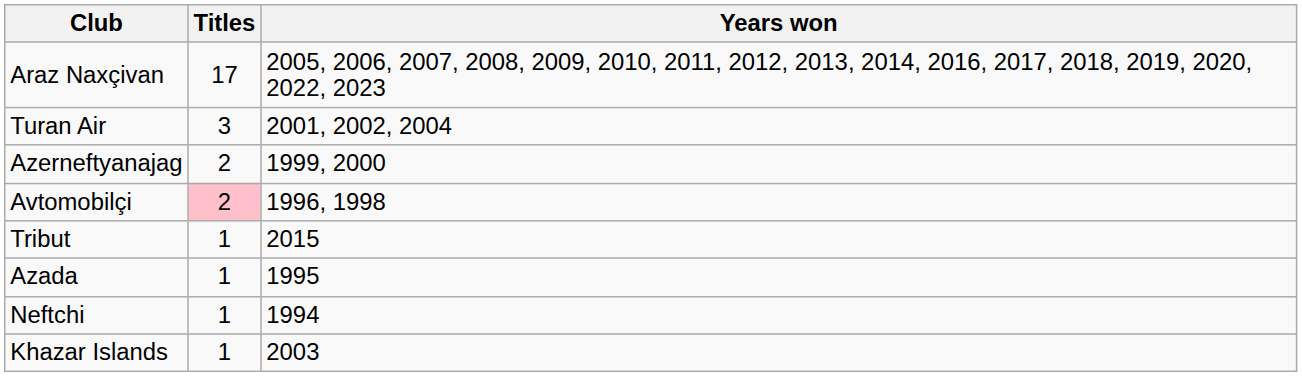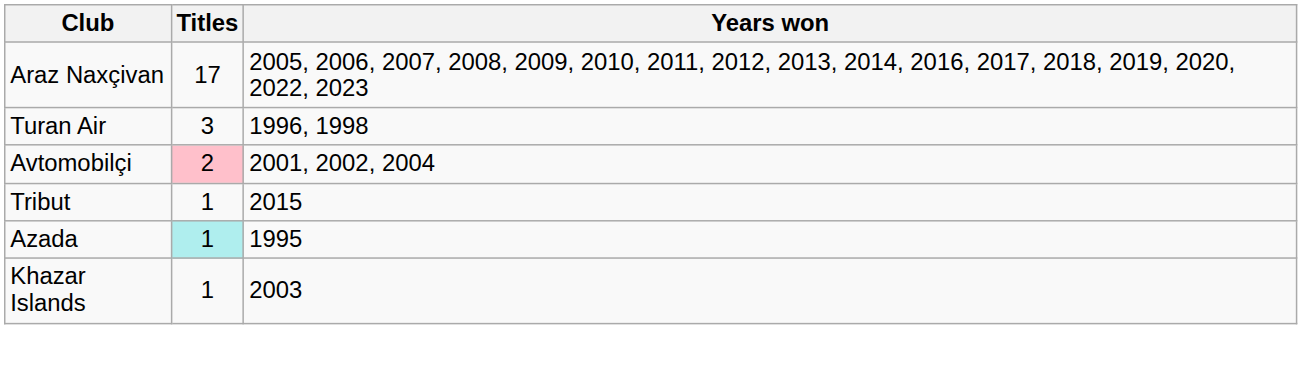(359, 125) 2001, 2002, 2004 -> (309, 125) 1996, 1998
- row: (96, 163)
(326, 201) 1996, 1998 -> (342, 163) 2001, 2002, 2004
(224, 277) no background -> (207, 239) paleturquoise background
- row: (47, 314)
